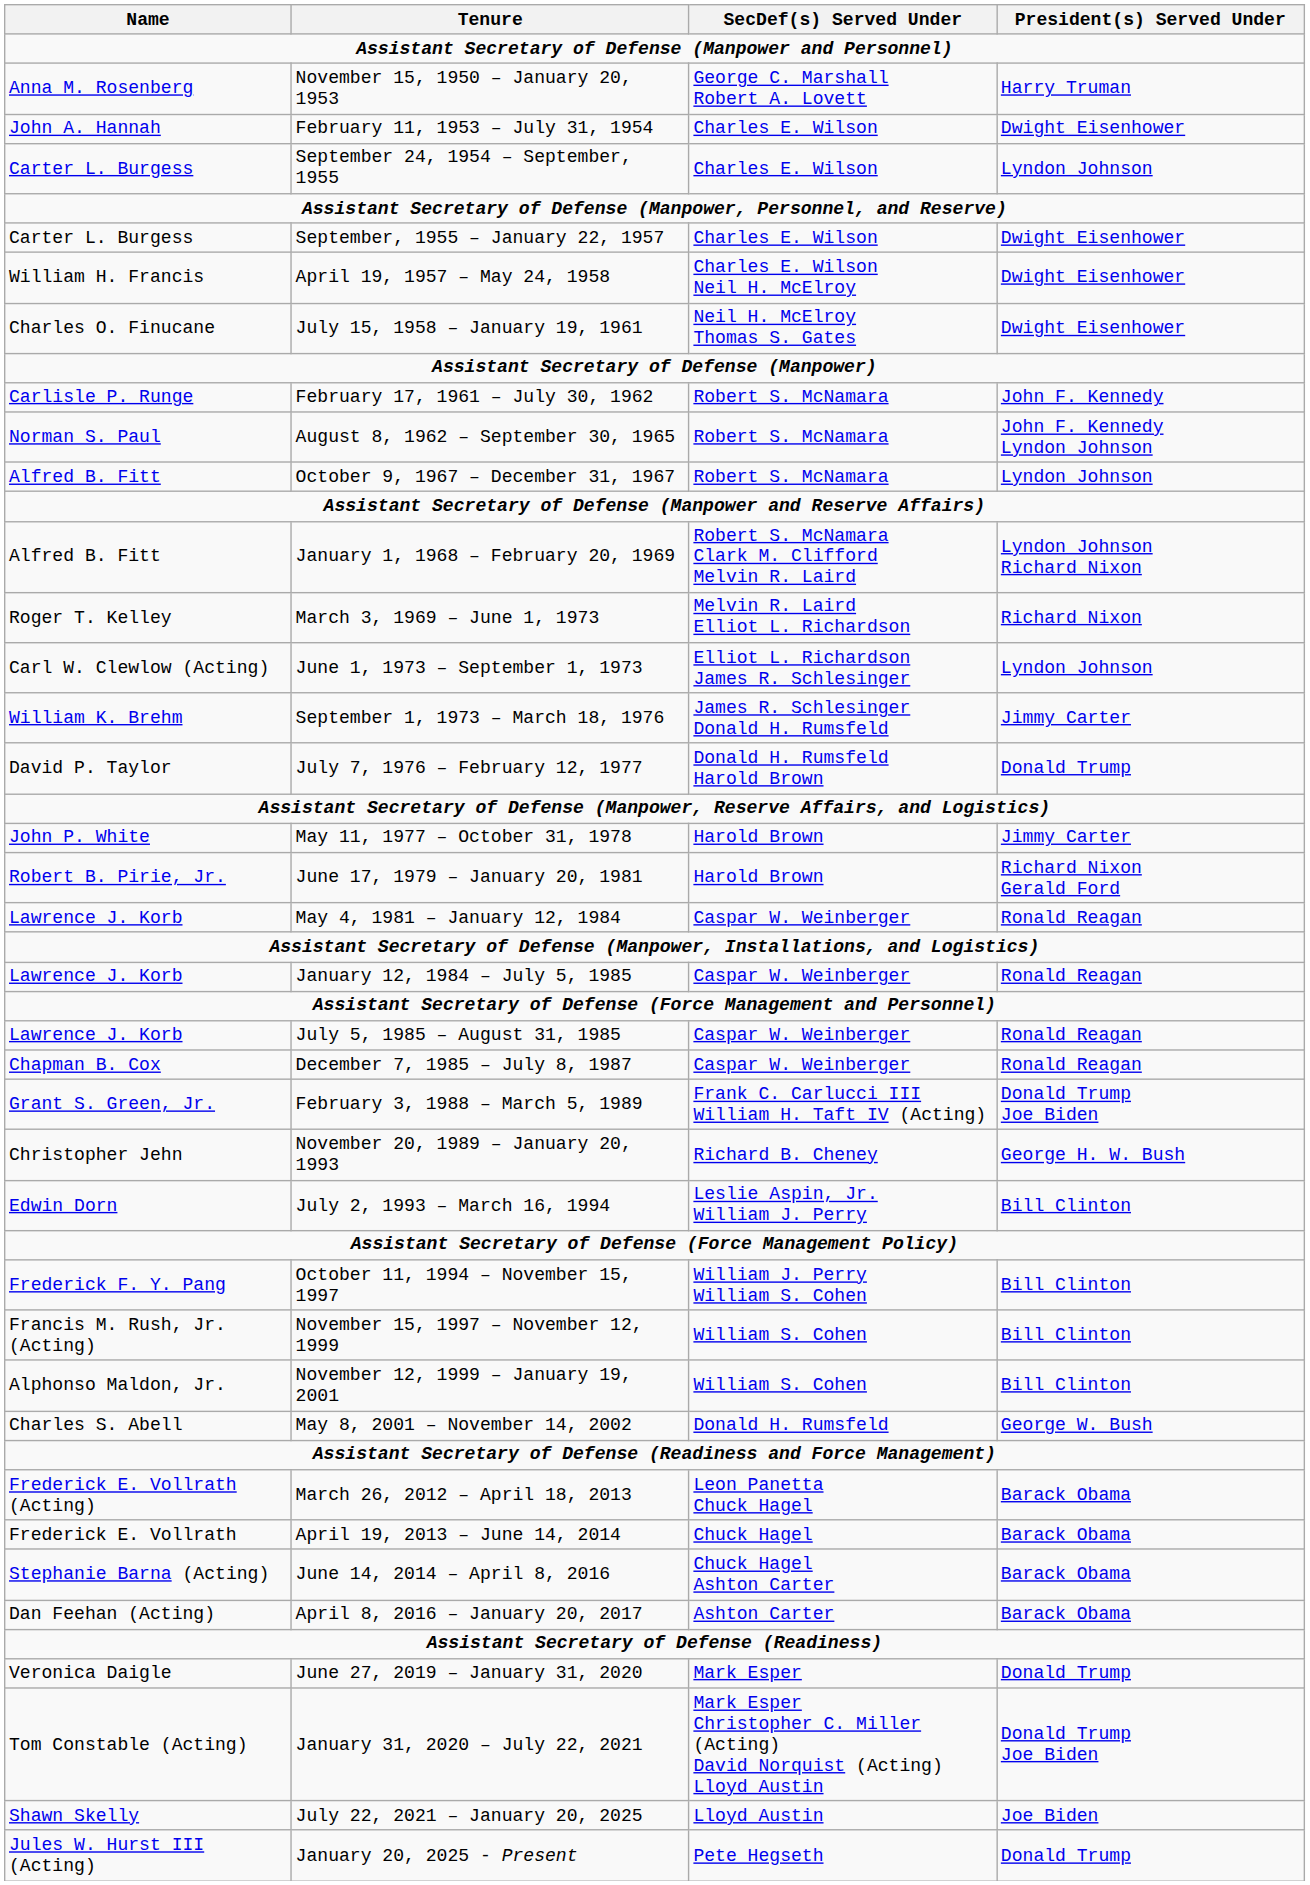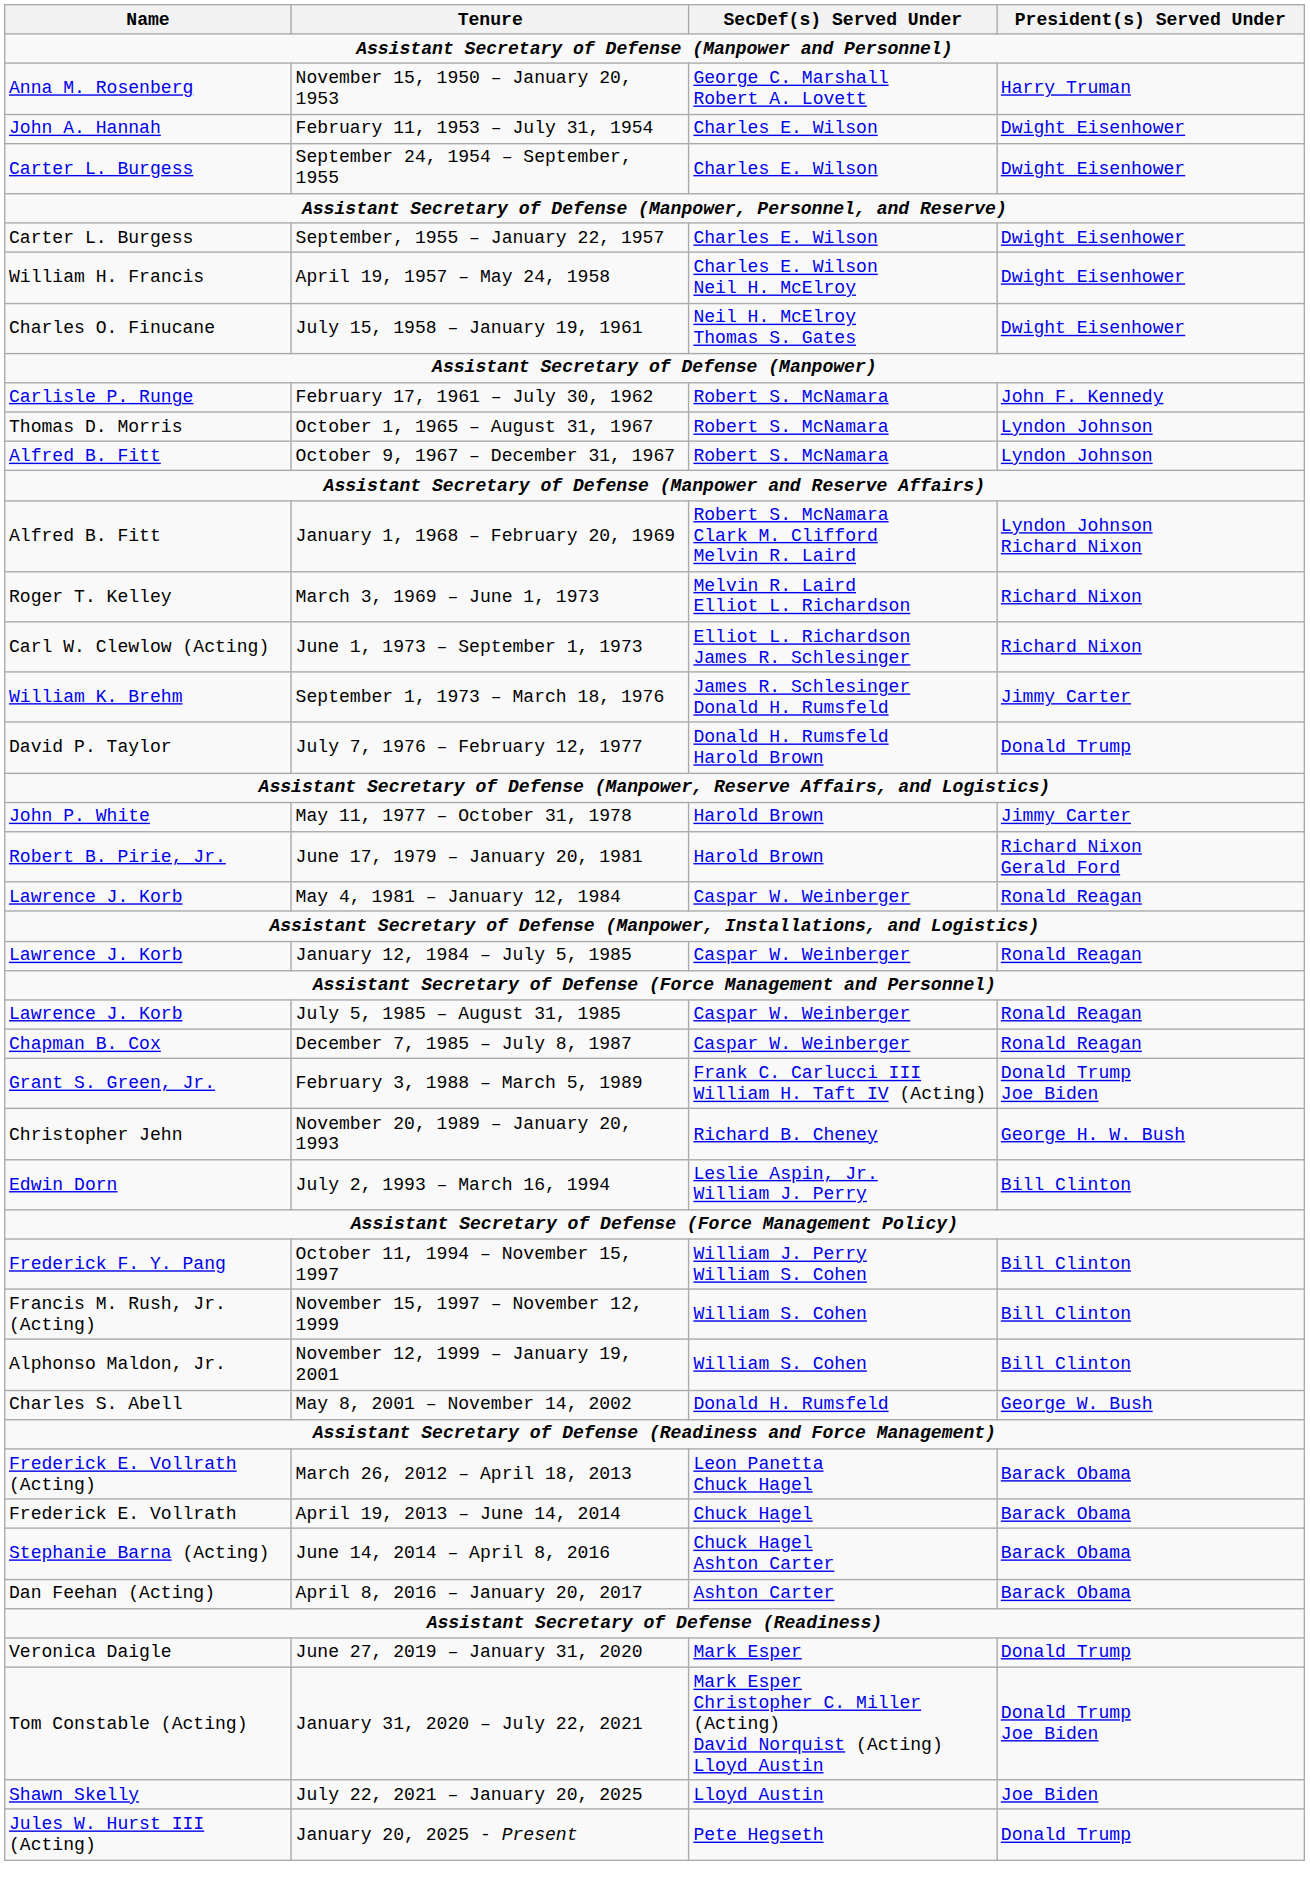(1077, 168) Lyndon Johnson -> (1093, 168) Dwight Eisenhower
- row: (485, 437)
+ row: (475, 427)
(1077, 668) Lyndon Johnson -> (1071, 647) Richard Nixon
